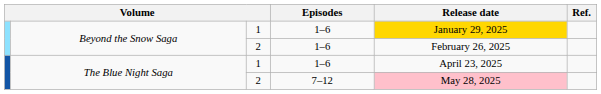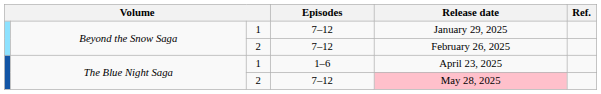(322, 30) 1–6 -> (322, 30) 7–12
(471, 30) gold background -> (471, 30) no background
(322, 47) 1–6 -> (322, 47) 7–12
